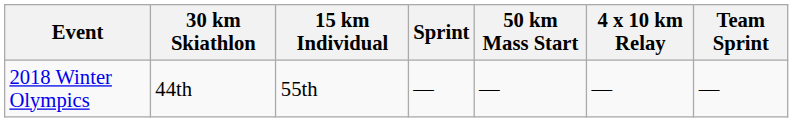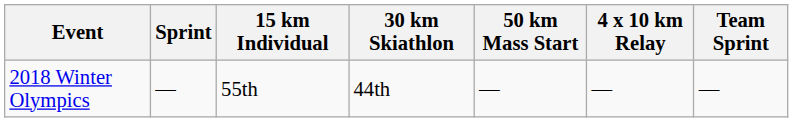columns swapped: (441, 32) <-> (213, 32)
